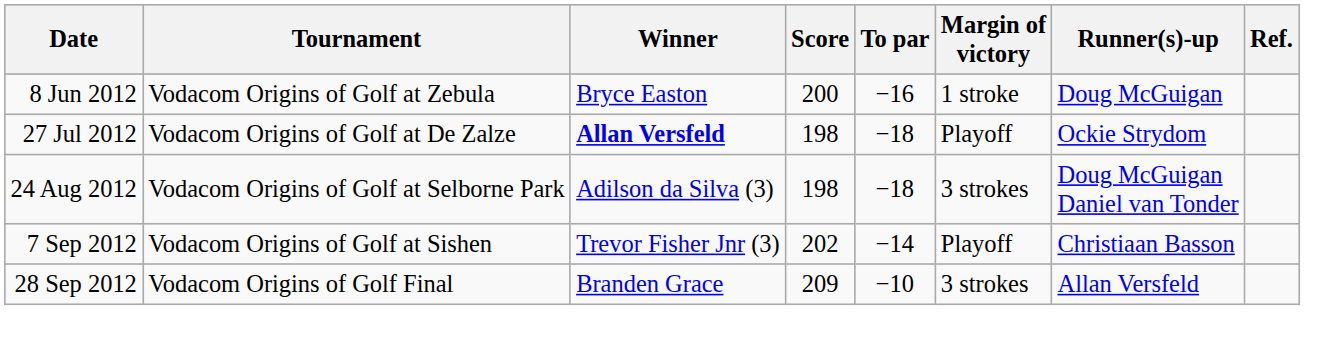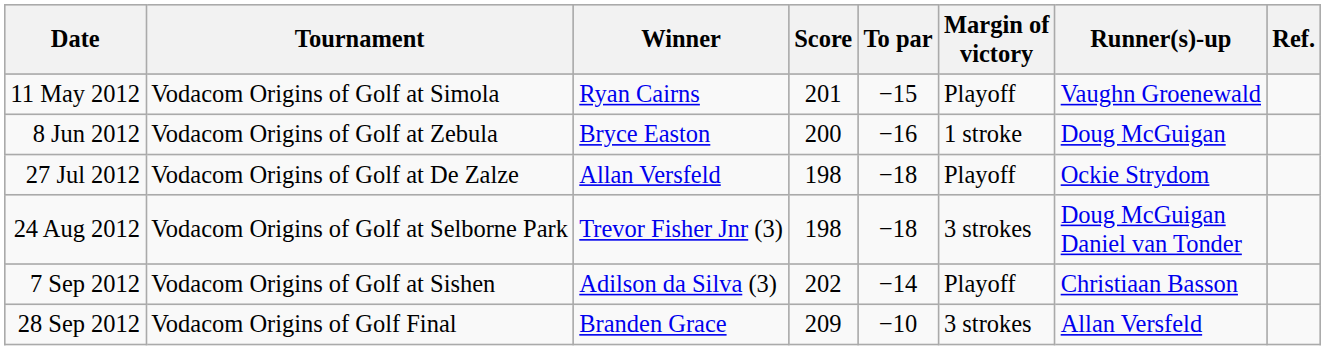+ row: (75, 94)
(651, 134) bold -> (650, 174) normal
(675, 189) Adilson da Silva (3) -> (681, 229) Trevor Fisher Jnr (3)
(678, 244) Trevor Fisher Jnr (3) -> (678, 284) Adilson da Silva (3)
